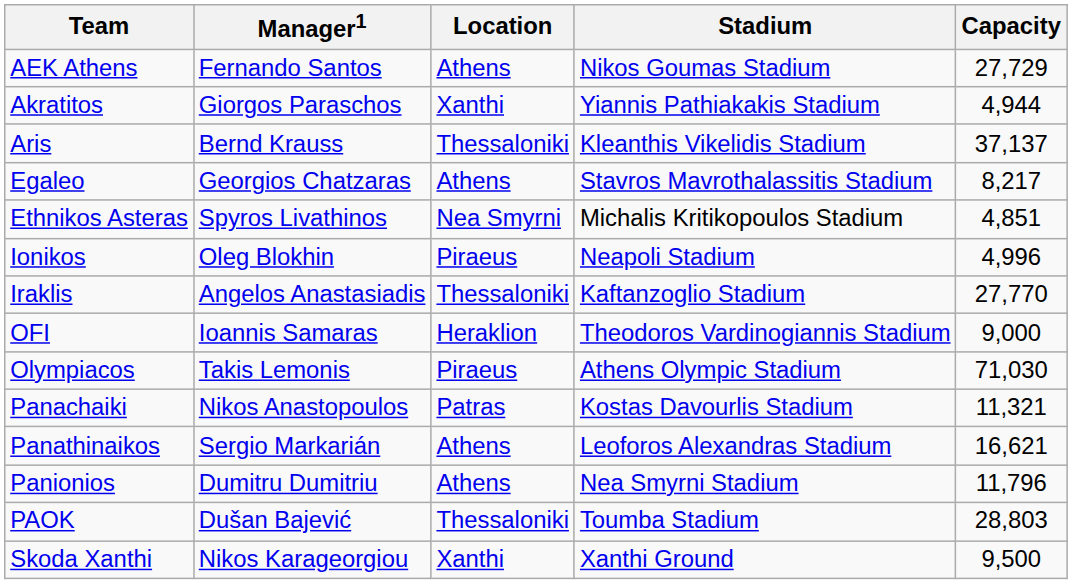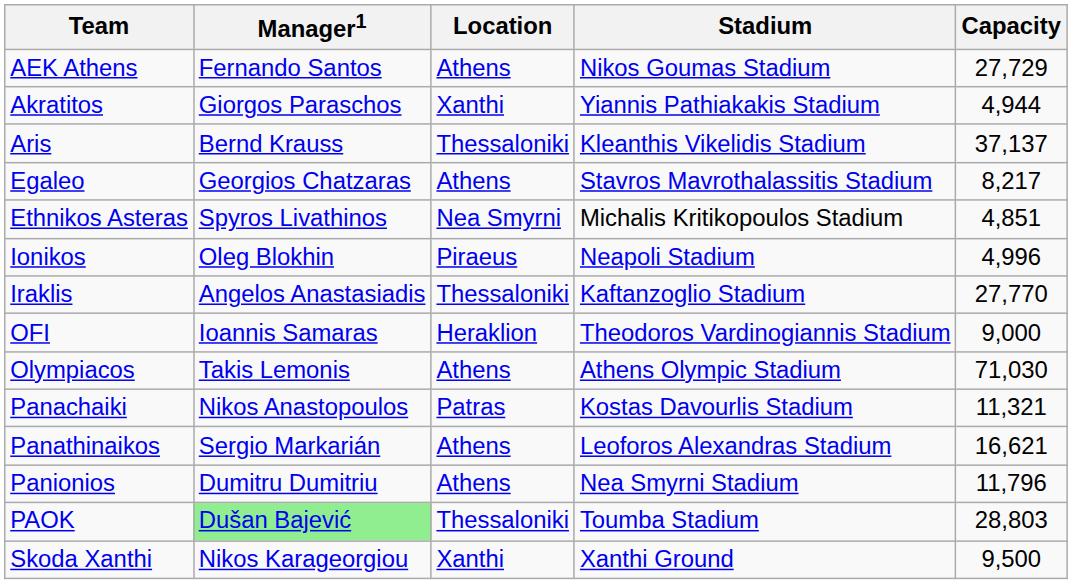(477, 370) Piraeus -> (474, 370) Athens
(275, 521) no background -> (275, 521) lightgreen background
